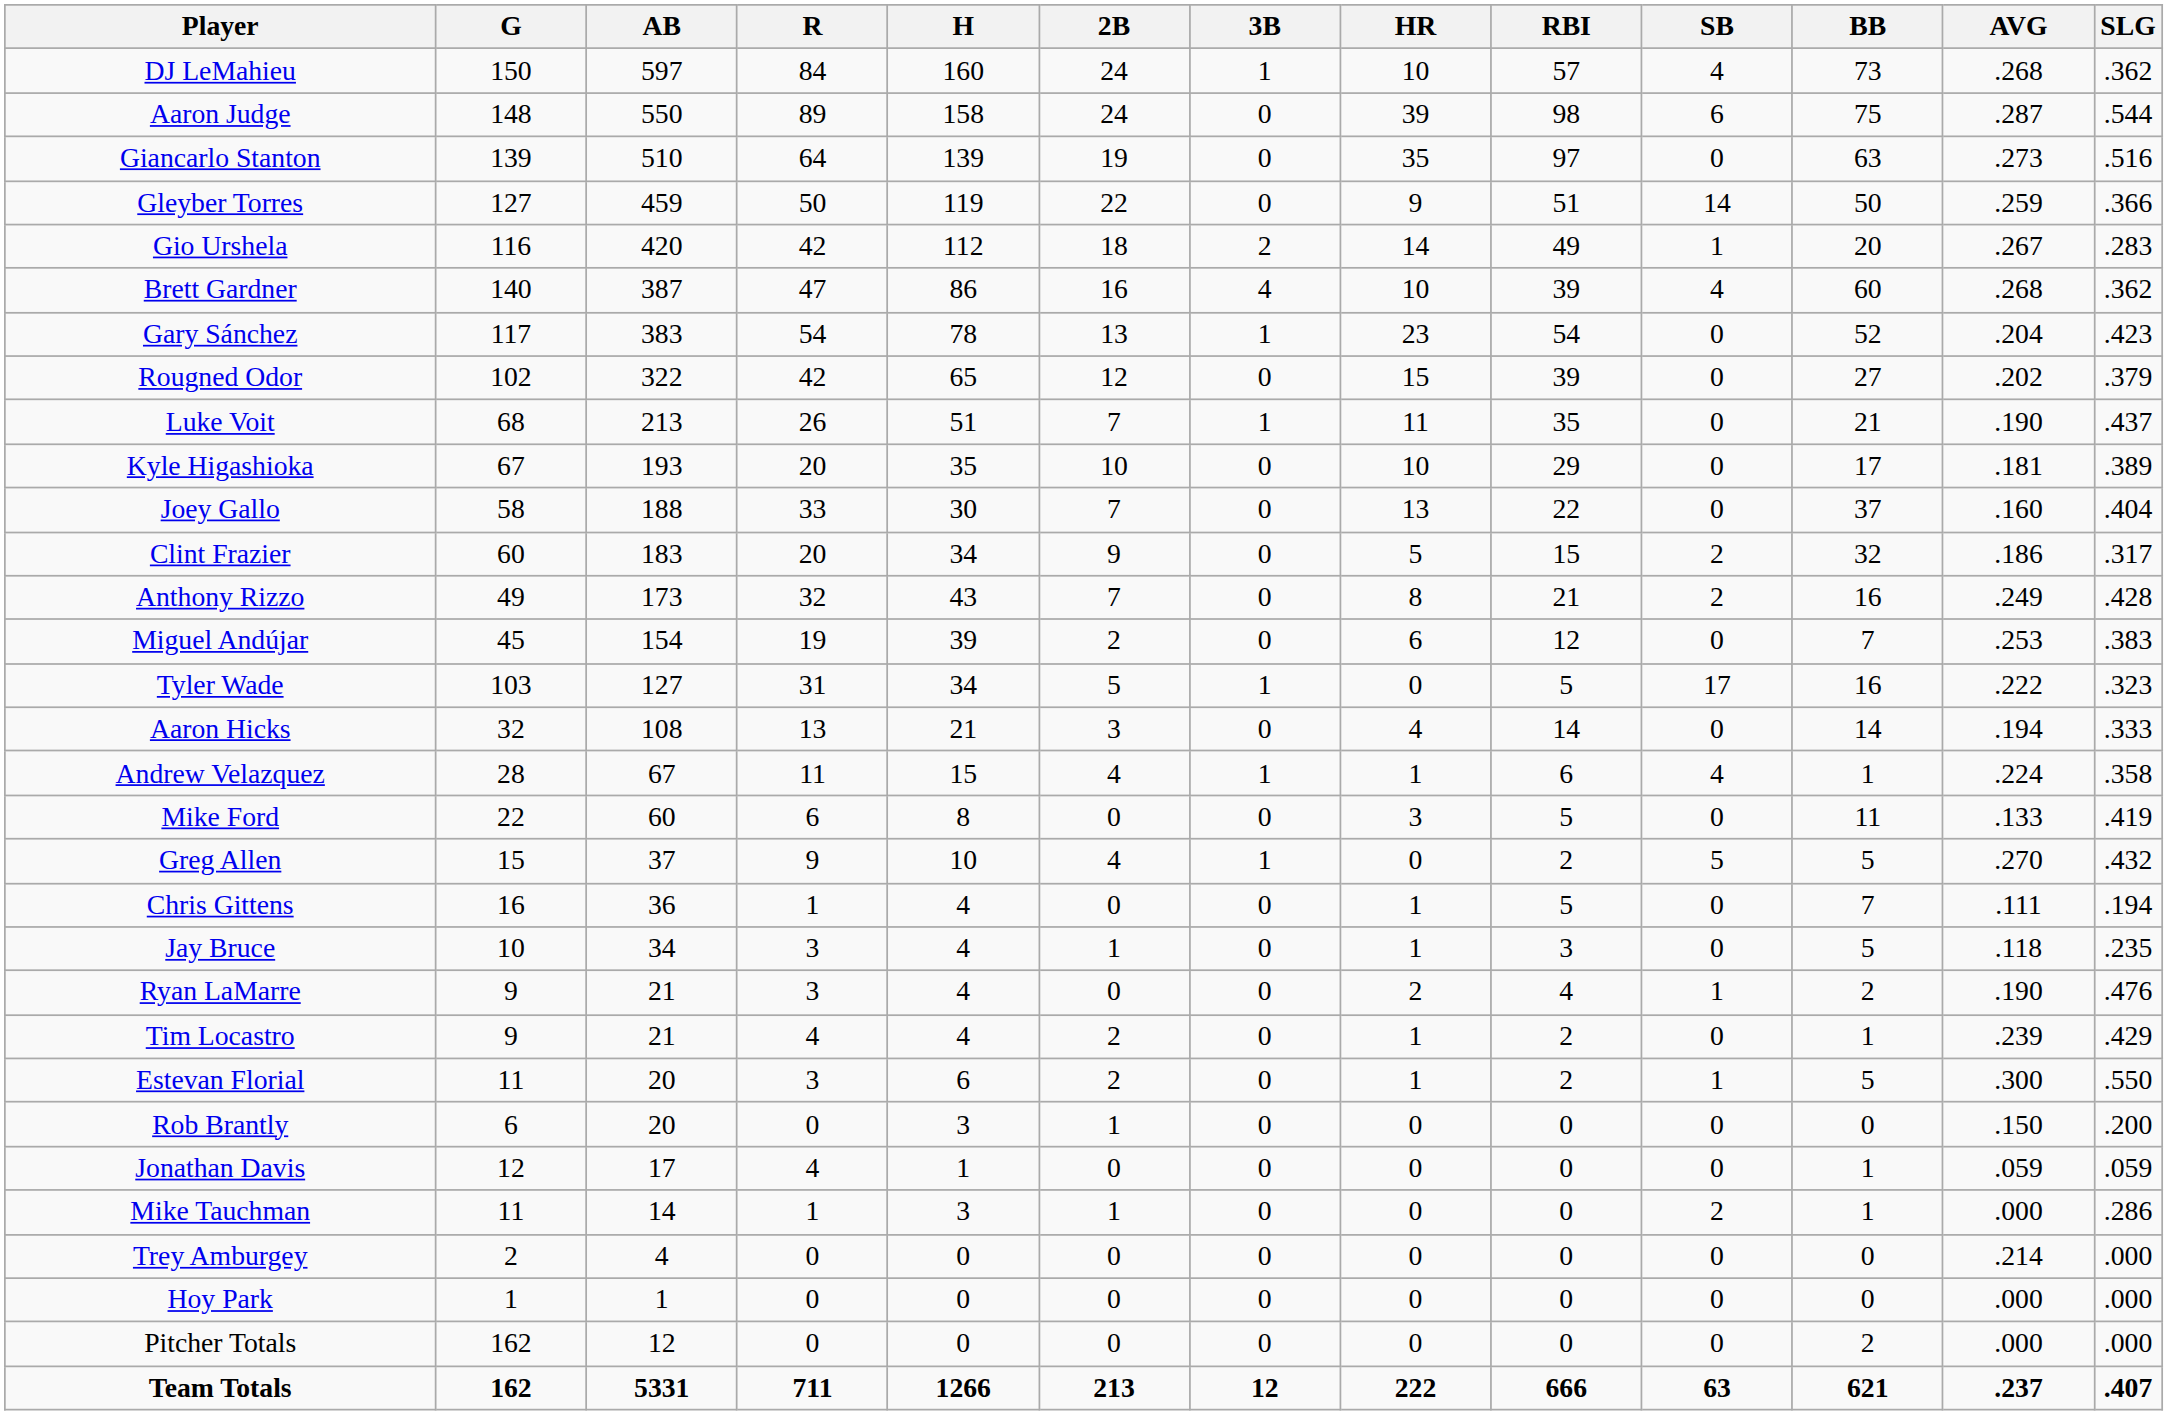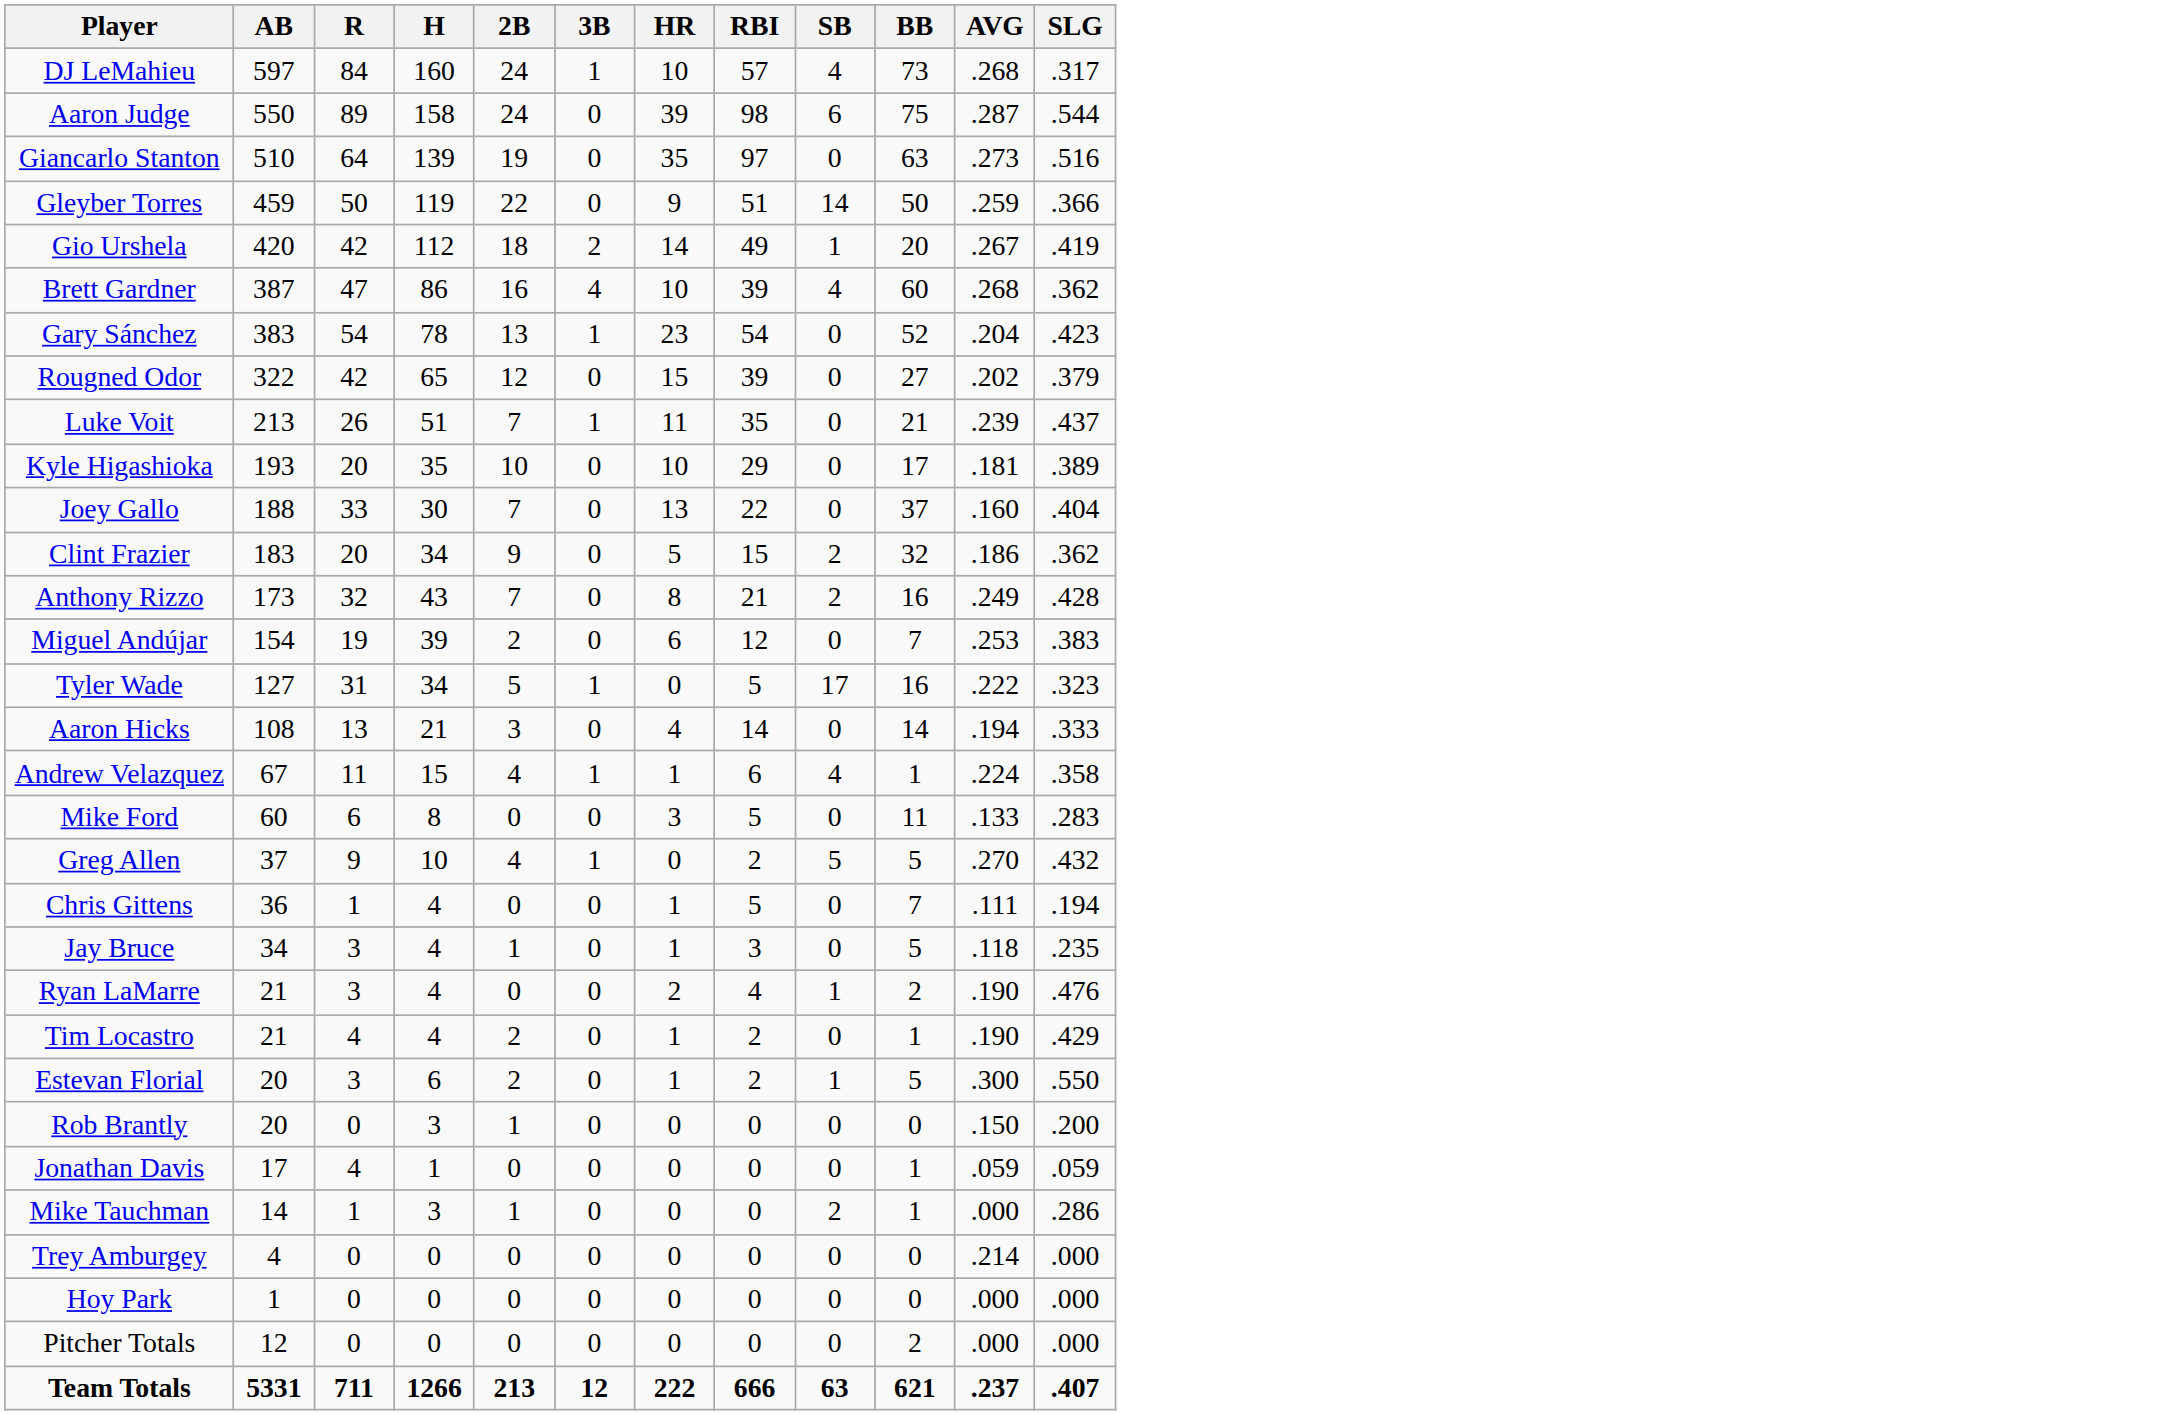- column: (511, 26)
(2128, 70) .362 -> (1075, 70) .317
(2128, 245) .283 -> (1075, 245) .419
(2019, 421) .190 -> (995, 421) .239
(2128, 553) .317 -> (1075, 553) .362
(2128, 816) .419 -> (1075, 816) .283
(2019, 1036) .239 -> (995, 1036) .190
